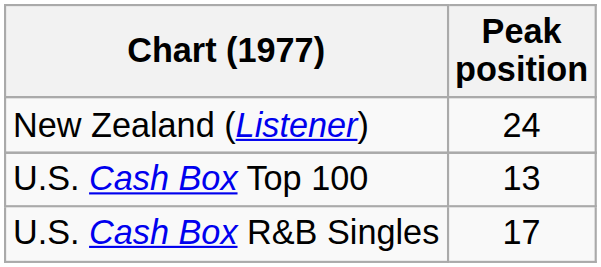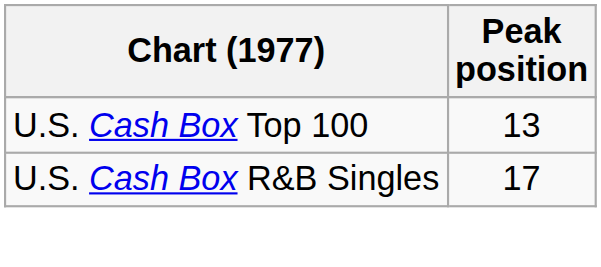- row: (191, 124)
